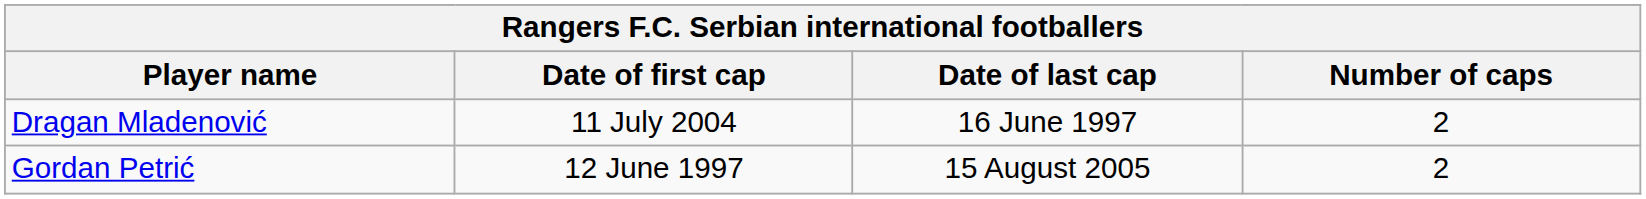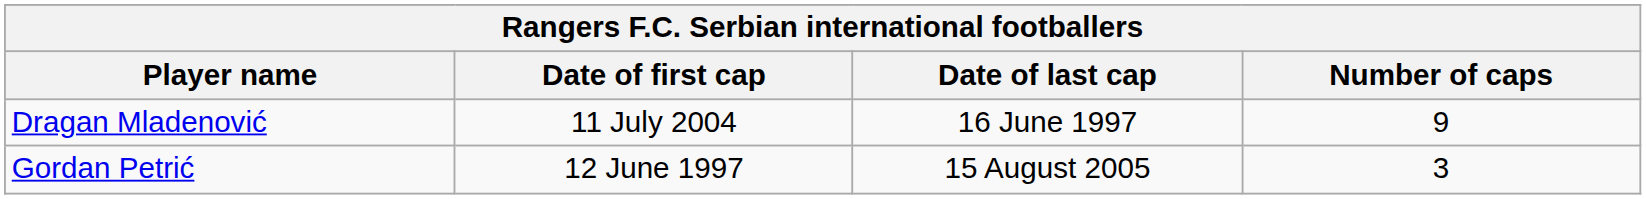(1441, 121) 2 -> (1441, 121) 9
(1441, 168) 2 -> (1441, 168) 3
